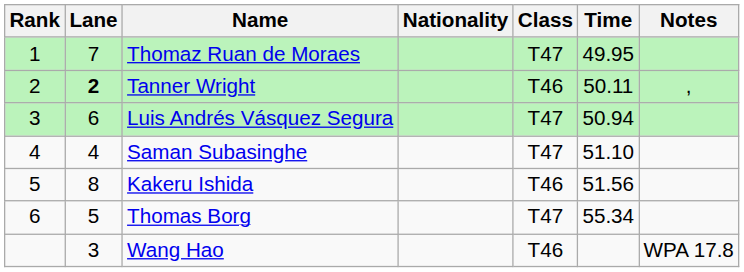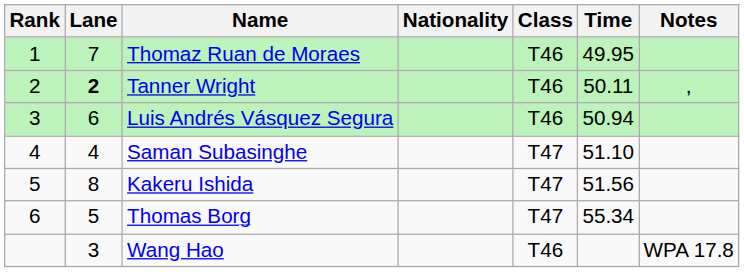(545, 53) T47 -> (545, 53) T46
(545, 119) T47 -> (545, 119) T46
(545, 184) T46 -> (545, 184) T47
